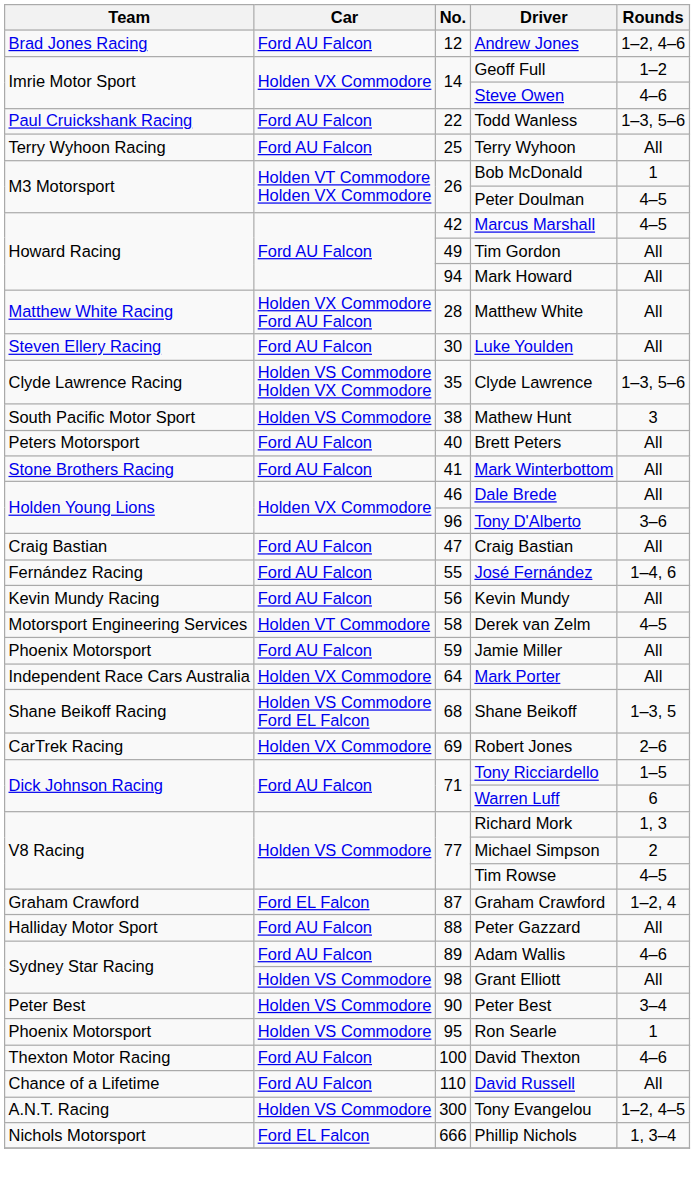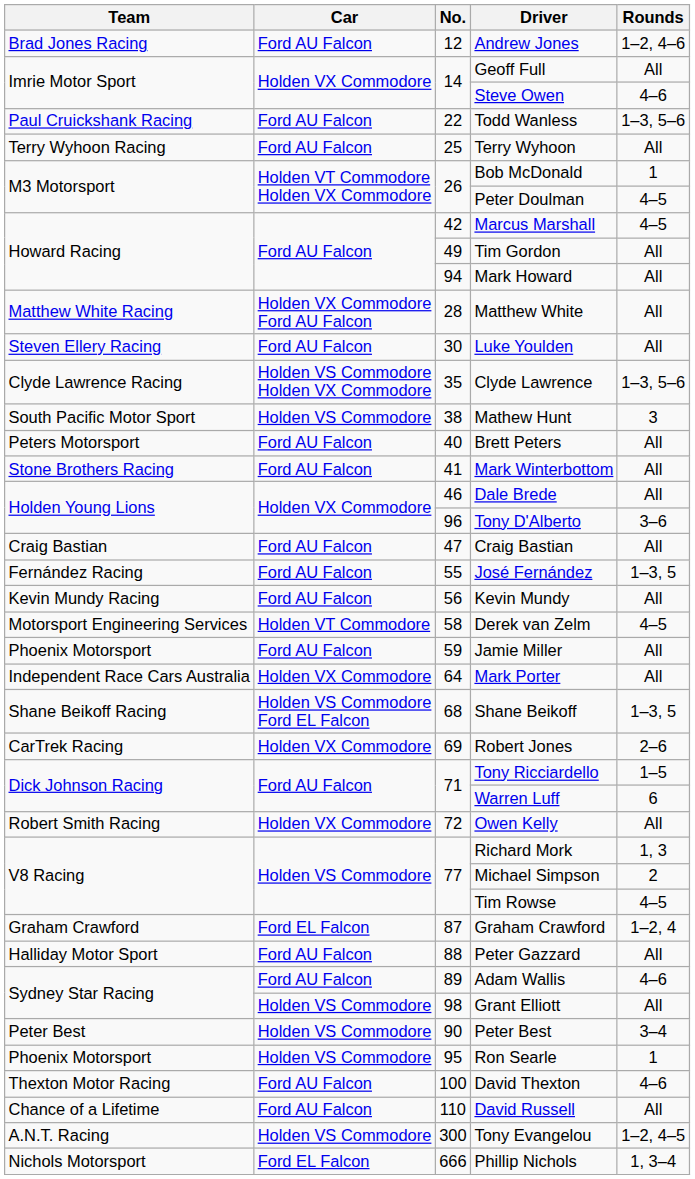(653, 69) 1–2 -> (653, 69) All
(653, 572) 1–4, 6 -> (653, 572) 1–3, 5
+ row: (516, 824)
